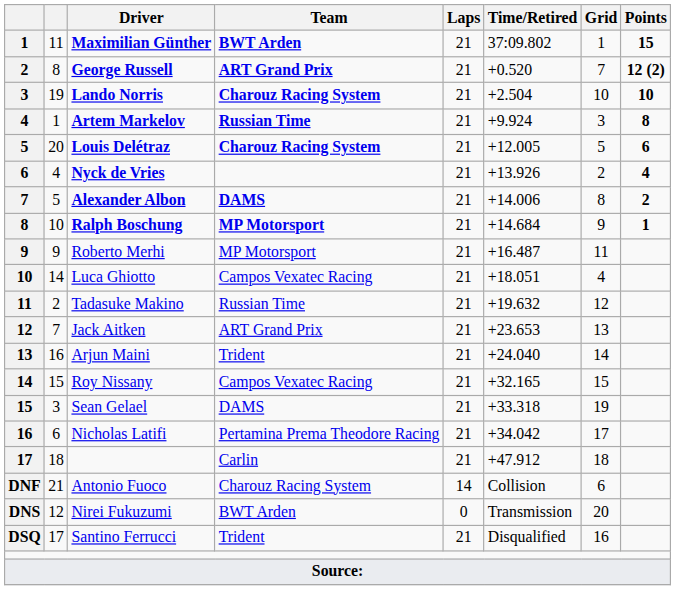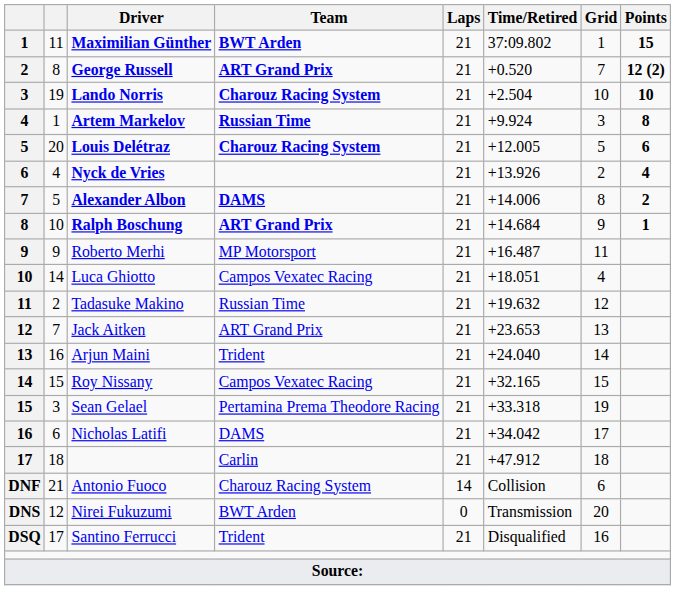(271, 225) MP Motorsport -> (276, 225) ART Grand Prix
(241, 407) DAMS -> (329, 407) Pertamina Prema Theodore Racing
(329, 433) Pertamina Prema Theodore Racing -> (241, 433) DAMS
